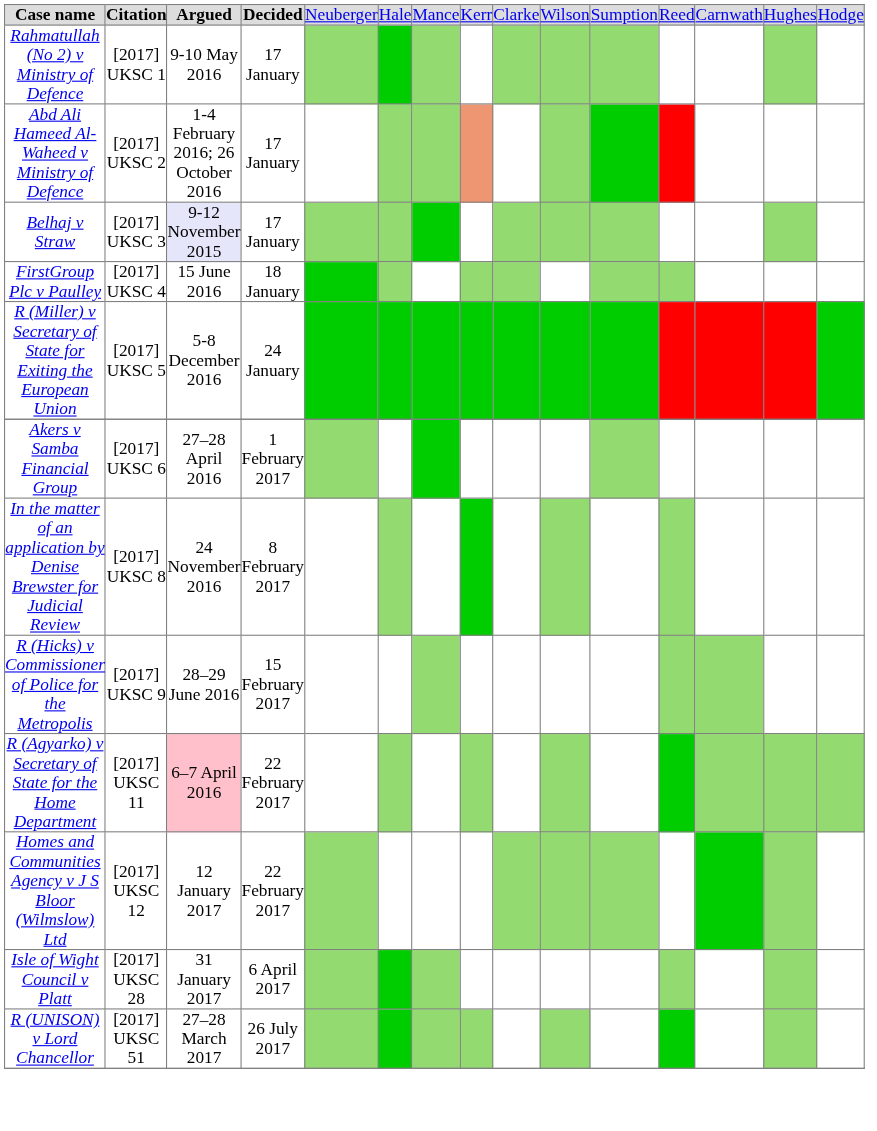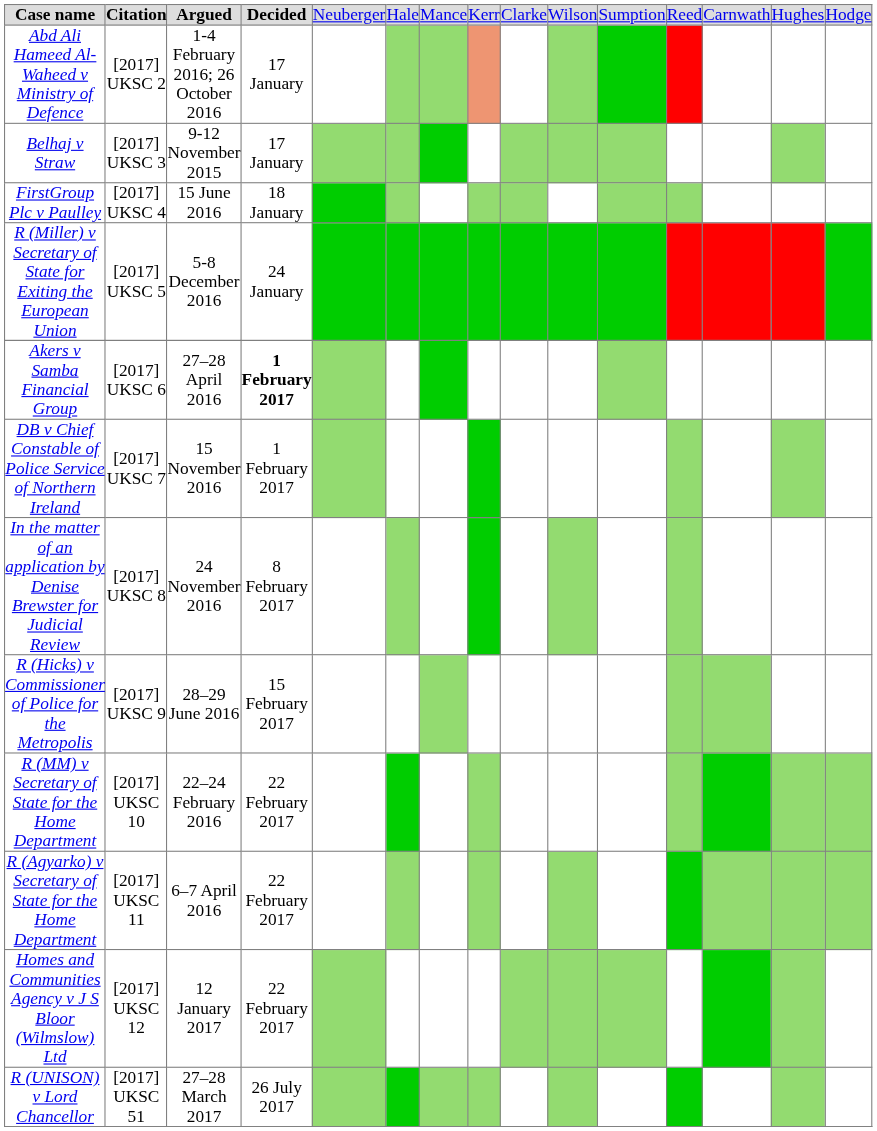- row: (55, 64)
(204, 231) lavender background -> (204, 153) no background
(273, 458) normal -> (277, 379) bold
+ row: (55, 468)
+ row: (55, 802)
(204, 782) pink background -> (204, 900) no background
- row: (55, 979)
